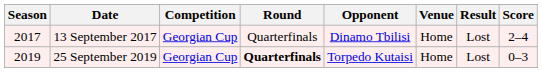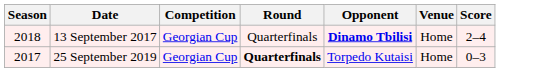- column: (478, 15)
(27, 36) 2017 -> (27, 36) 2018
(370, 36) normal -> (370, 36) bold
(27, 57) 2019 -> (27, 57) 2017
